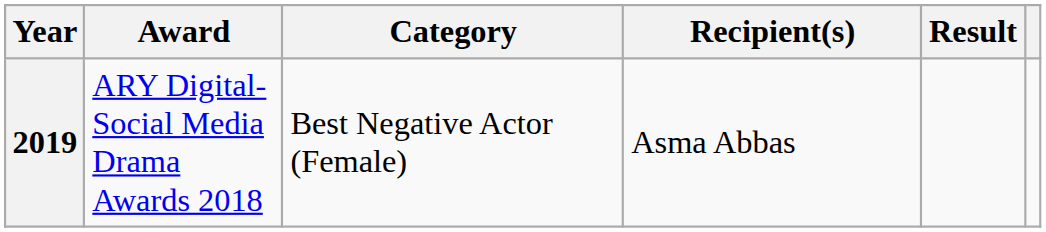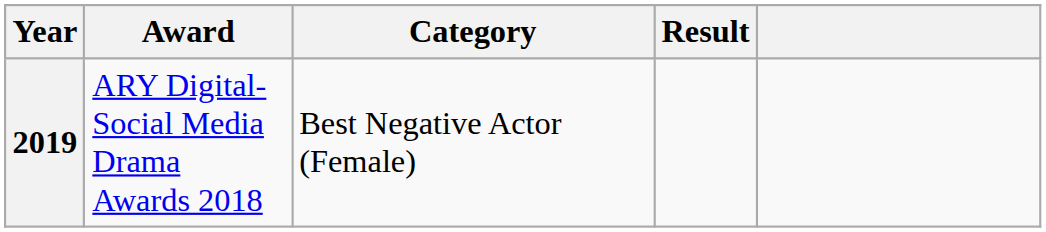- column: (773, 31)
